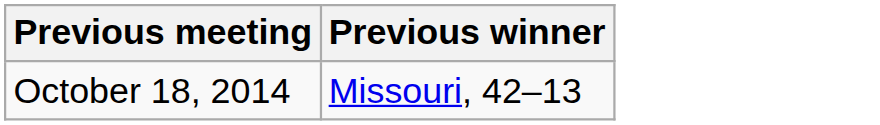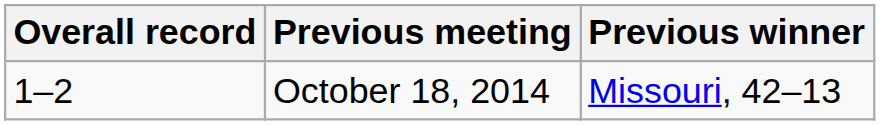+ column: (135, 32)
